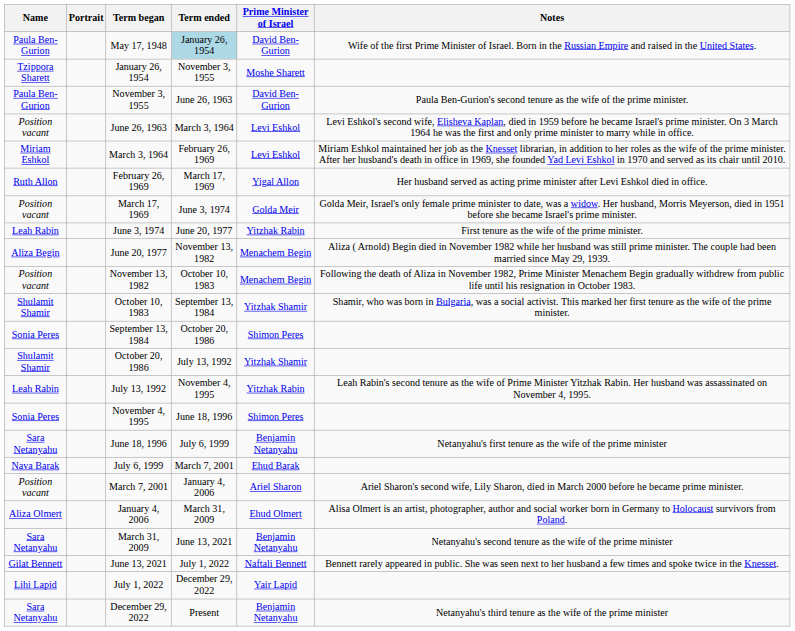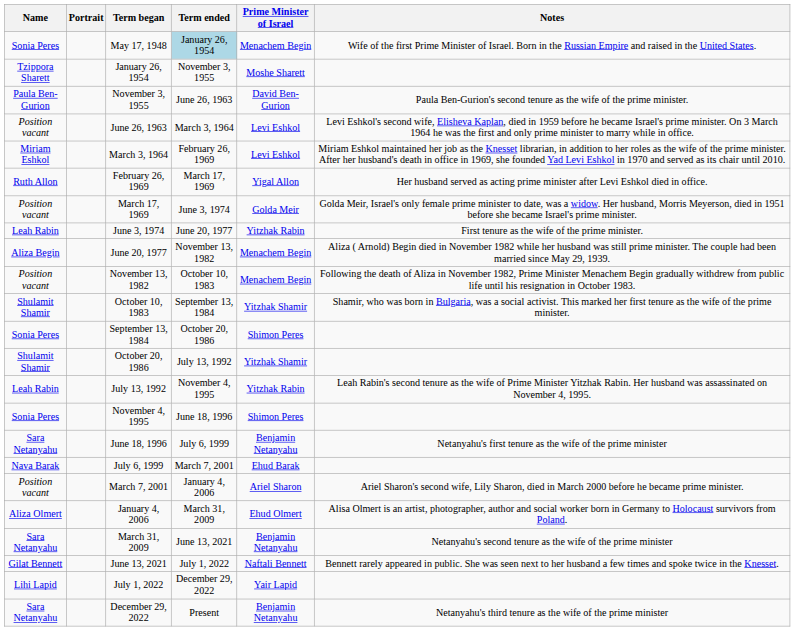(35, 45) Paula Ben-Gurion -> (35, 45) Sonia Peres
(276, 45) David Ben-Gurion -> (276, 45) Menachem Begin
